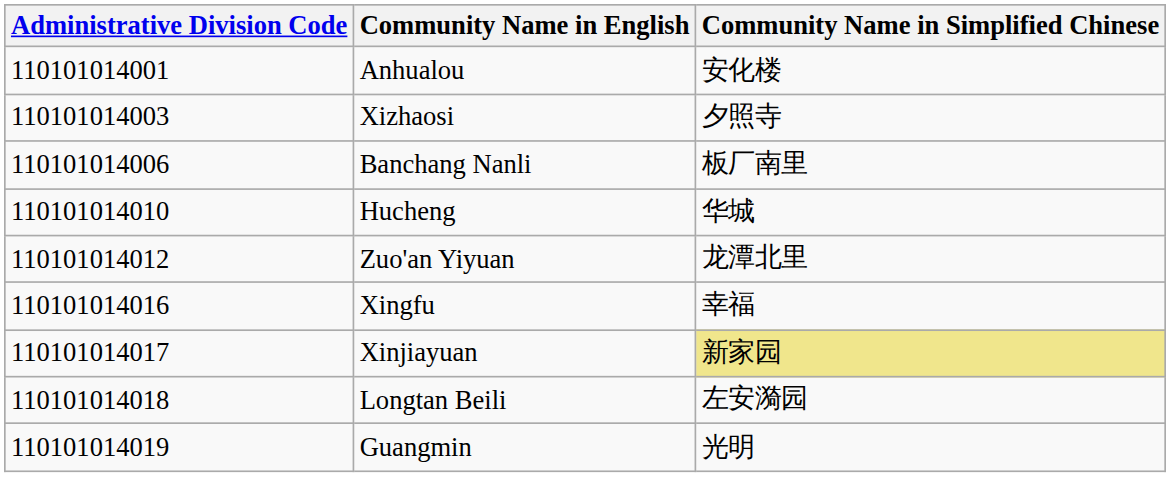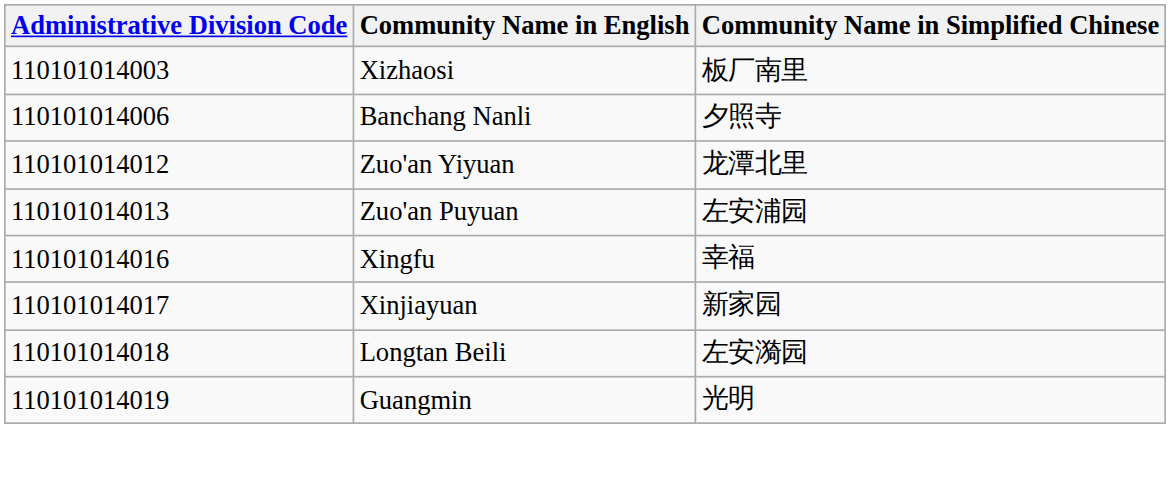- row: (412, 70)
(742, 116) 夕照寺 -> (755, 69) 板厂南里
(755, 163) 板厂南里 -> (742, 116) 夕照寺
- row: (408, 211)
+ row: (439, 211)
(742, 351) khaki background -> (742, 304) no background
